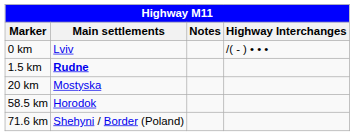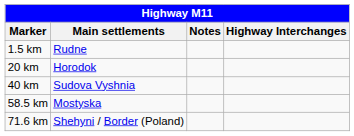- row: (20, 49)
(71, 67) bold -> (70, 49) normal
(77, 85) Mostyska -> (75, 67) Horodok
+ row: (23, 85)
(75, 103) Horodok -> (77, 103) Mostyska
